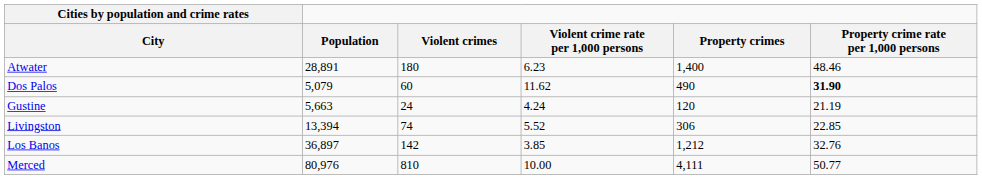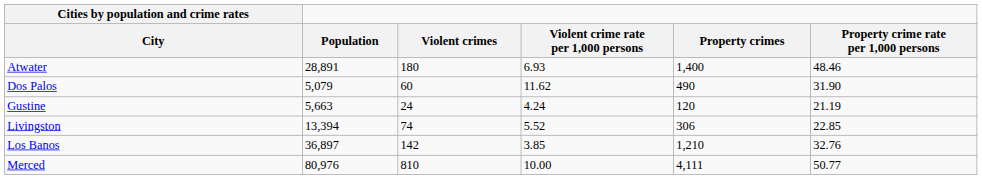(534, 67) 6.23 -> (534, 67) 6.93
(827, 86) bold -> (827, 86) normal
(690, 145) 1,212 -> (690, 145) 1,210
